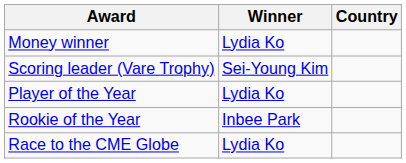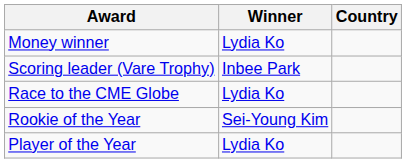(275, 68) Sei-Young Kim -> (261, 68) Inbee Park
rows swapped: (72, 94) <-> (94, 145)
(261, 119) Inbee Park -> (275, 119) Sei-Young Kim
